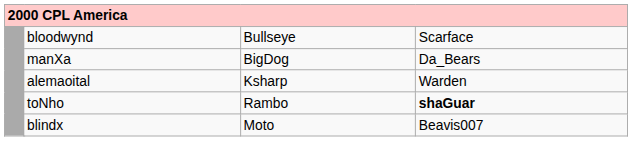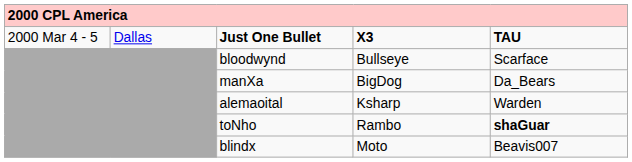+ row: (270, 37)
